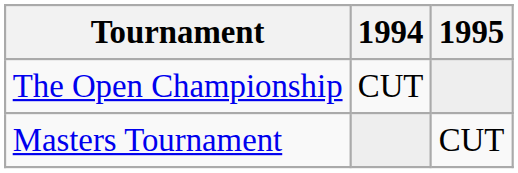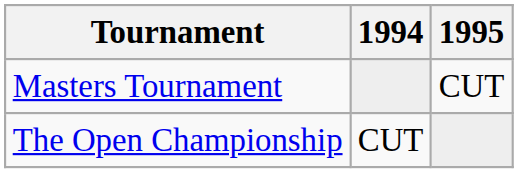rows swapped: (147, 140) <-> (178, 85)
